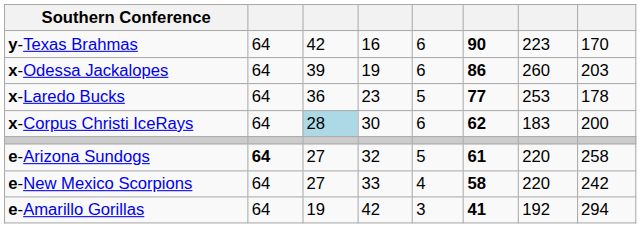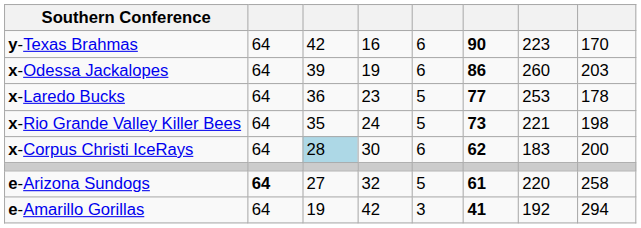+ row: (125, 123)
- row: (100, 183)
